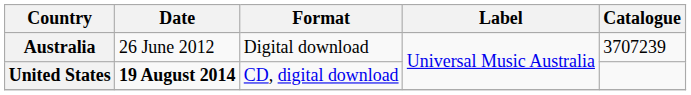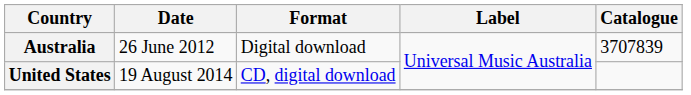(635, 47) 3707239 -> (632, 47) 3707839
(177, 75) bold -> (176, 75) normal
